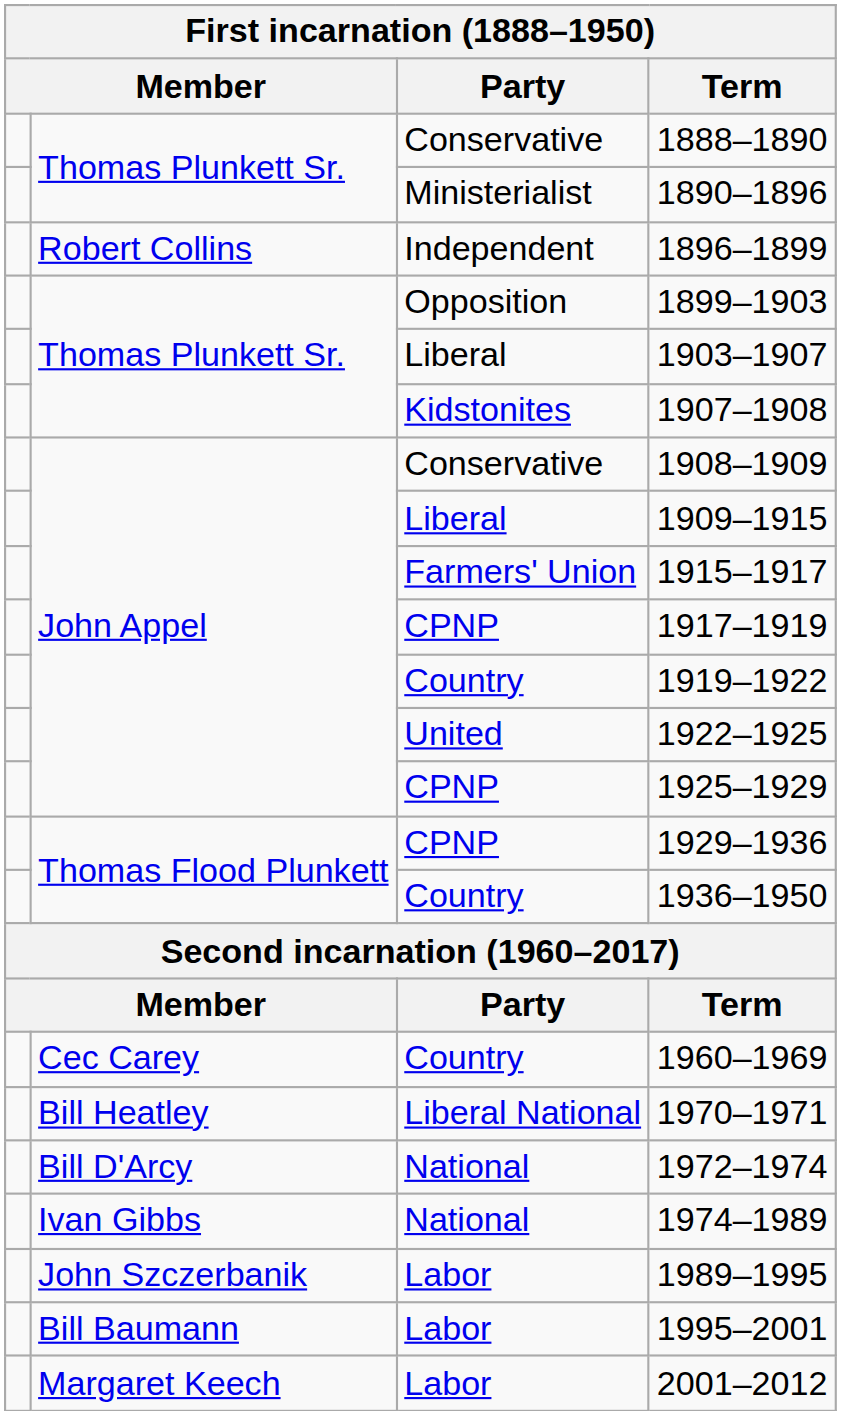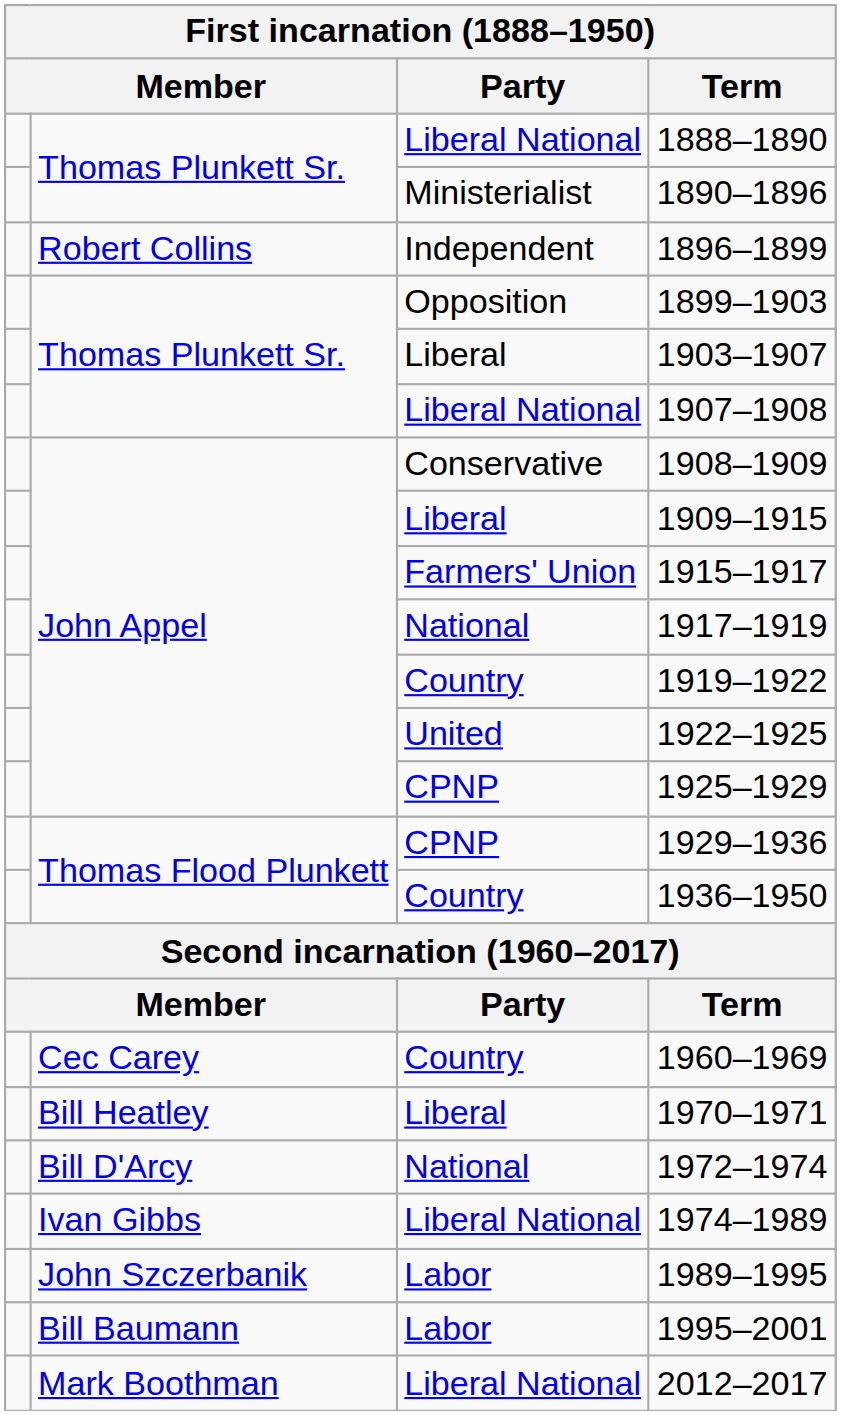(504, 139) Conservative -> (523, 139) Liberal National
(488, 409) Kidstonites -> (523, 409) Liberal National
(452, 626) CPNP -> (467, 626) National
(523, 1112) Liberal National -> (455, 1112) Liberal
(467, 1220) National -> (523, 1220) Liberal National
- row: (742, 1382)
+ row: (742, 1382)
